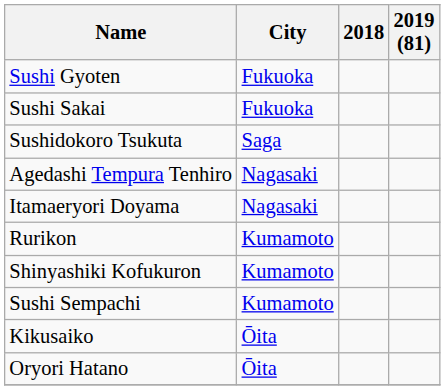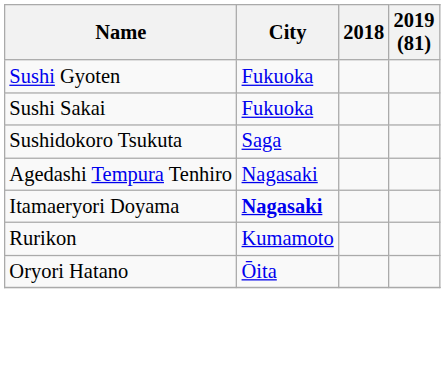(280, 206) normal -> (282, 206) bold
- row: (105, 271)
- row: (75, 303)
- row: (51, 336)
